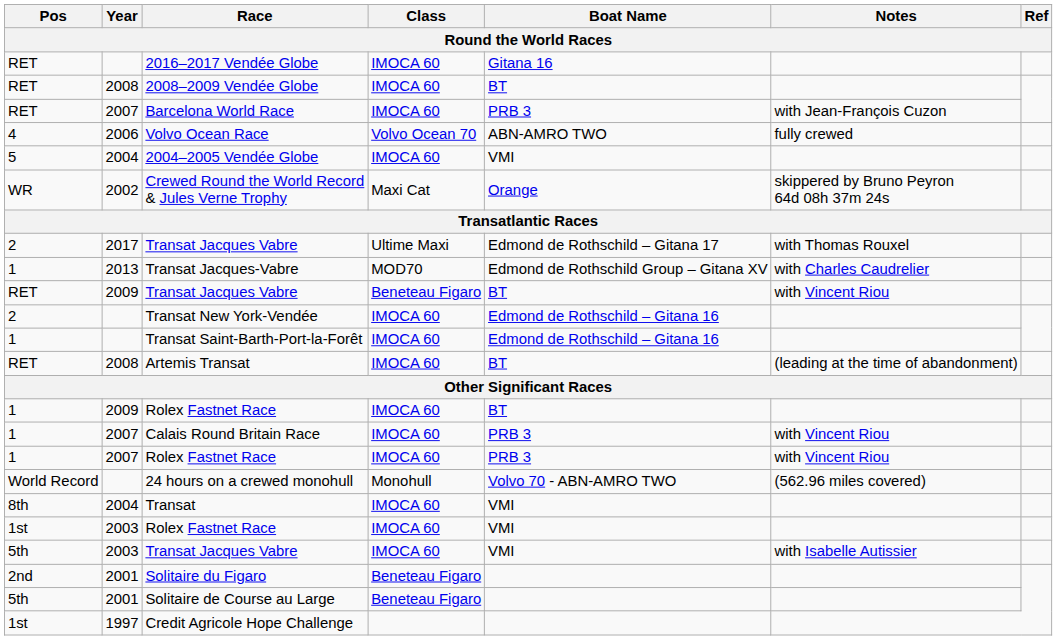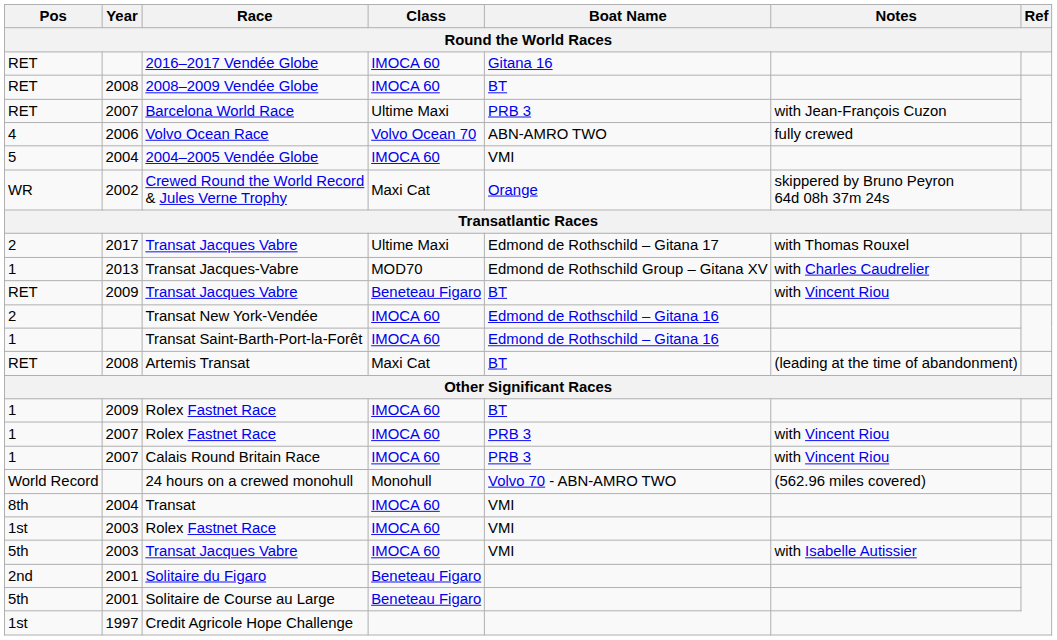(405, 110) IMOCA 60 -> (410, 110) Ultime Maxi
(405, 363) IMOCA 60 -> (401, 363) Maxi Cat
rows swapped: (122, 457) <-> (122, 434)
